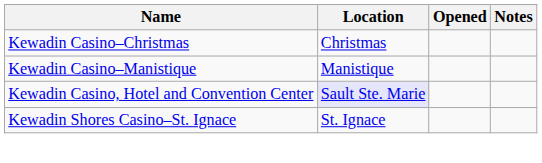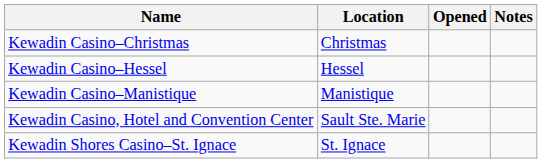+ row: (87, 68)
(373, 94) lavender background -> (373, 119) no background
